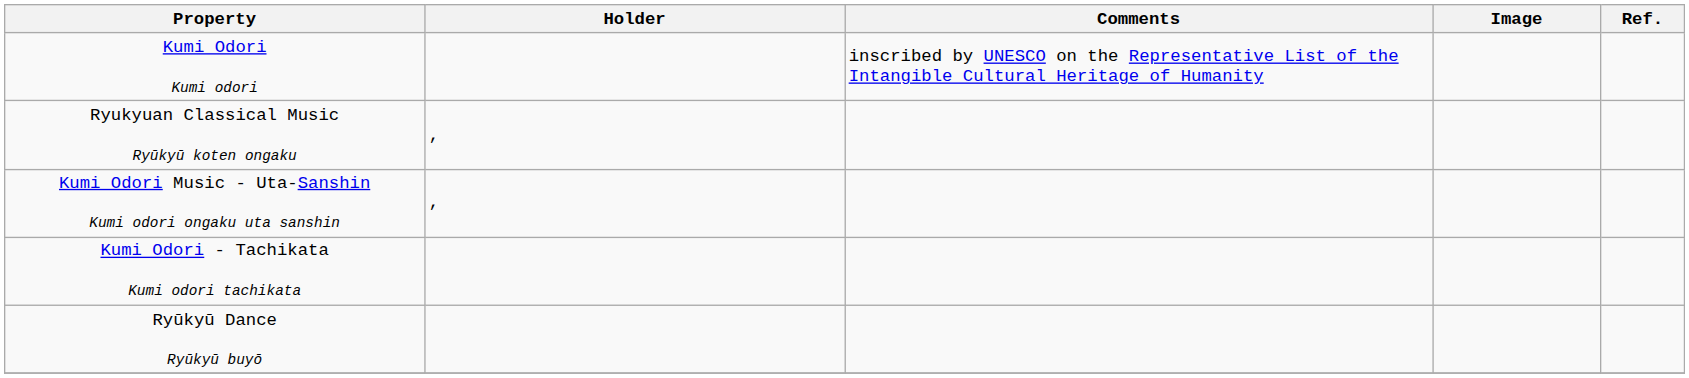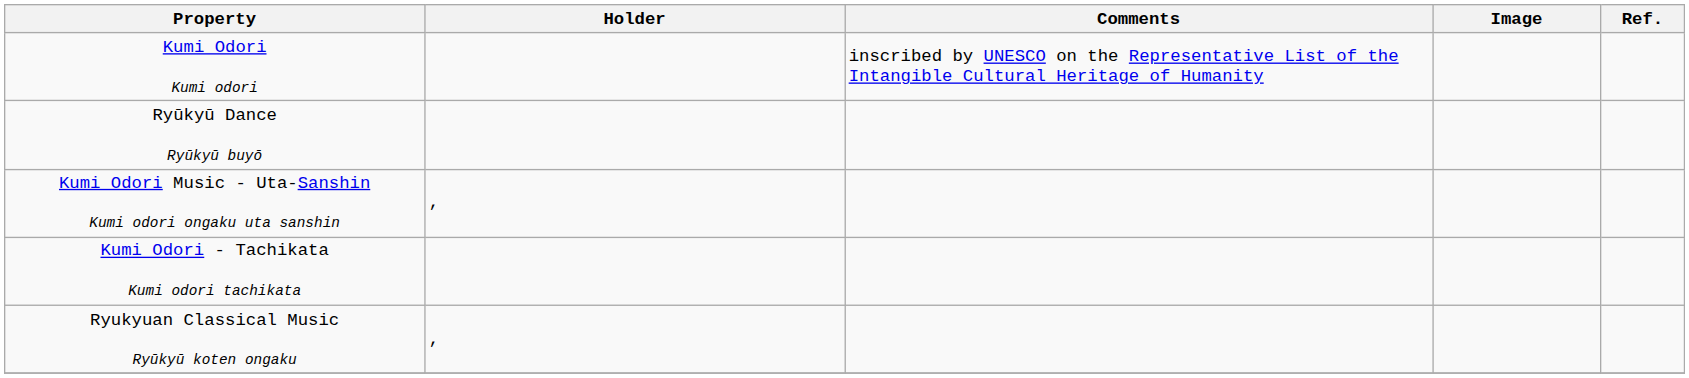rows swapped: (215, 134) <-> (215, 339)
